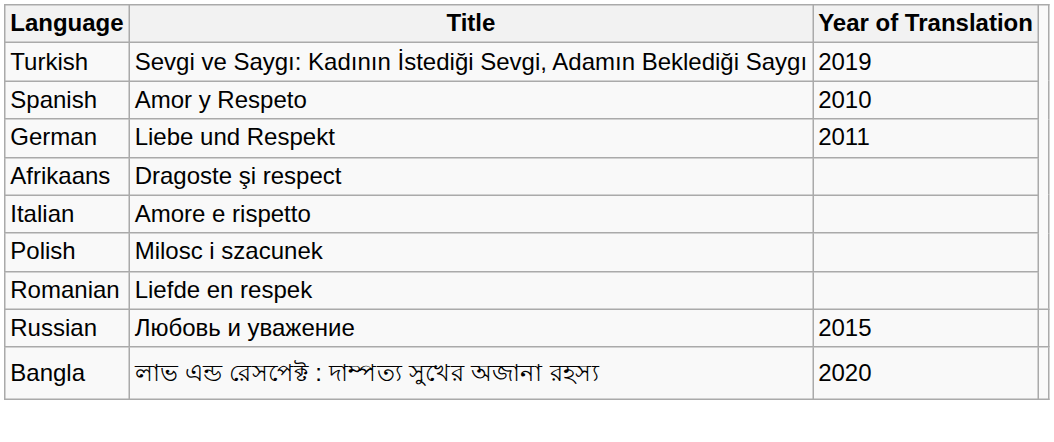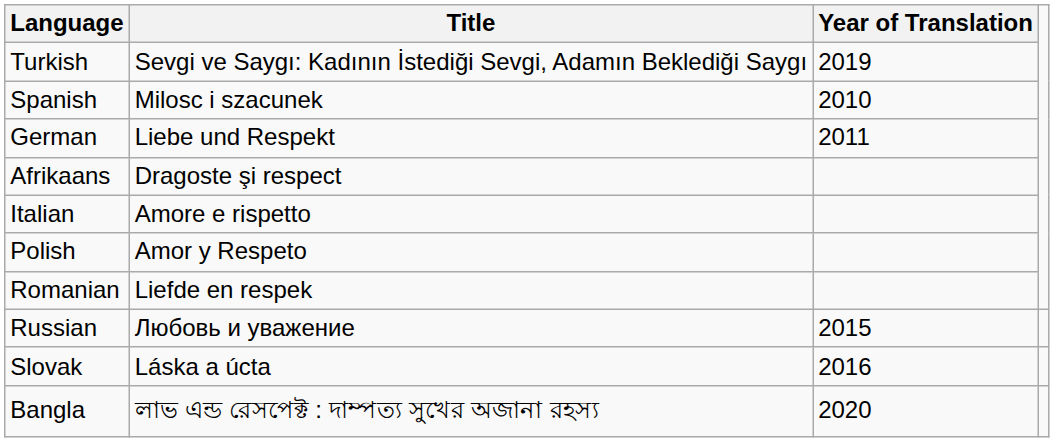(221, 99) Amor y Respeto -> (229, 99) Milosc i szacunek
(229, 251) Milosc i szacunek -> (221, 251) Amor y Respeto
+ row: (46, 366)
